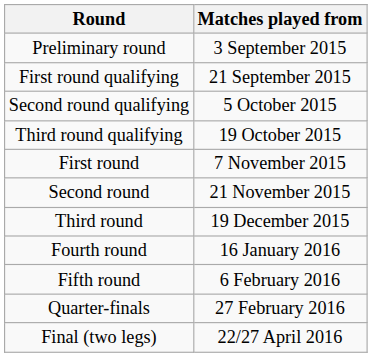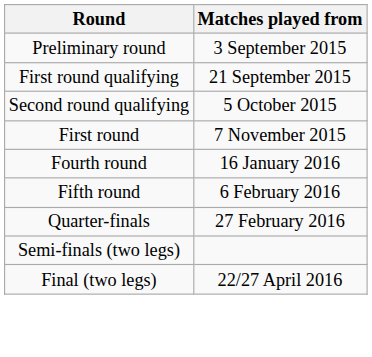- row: (99, 134)
- row: (99, 192)
- row: (99, 221)
+ row: (99, 250)
